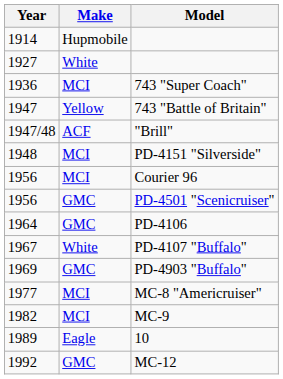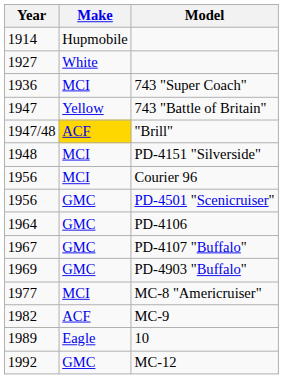(76, 131) no background -> (76, 131) gold background
(80, 246) White -> (79, 246) GMC
(76, 316) MCI -> (76, 316) ACF
